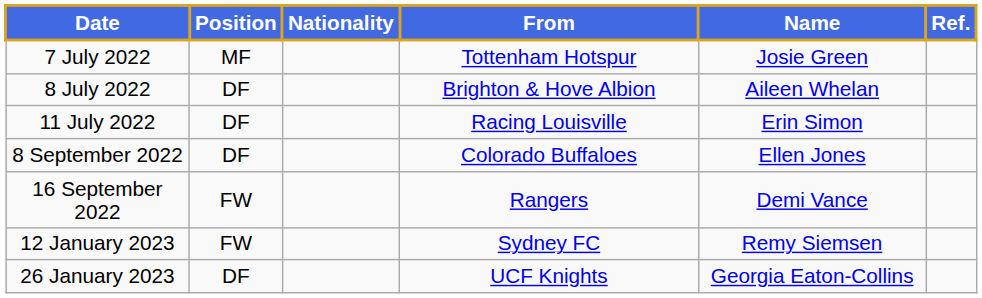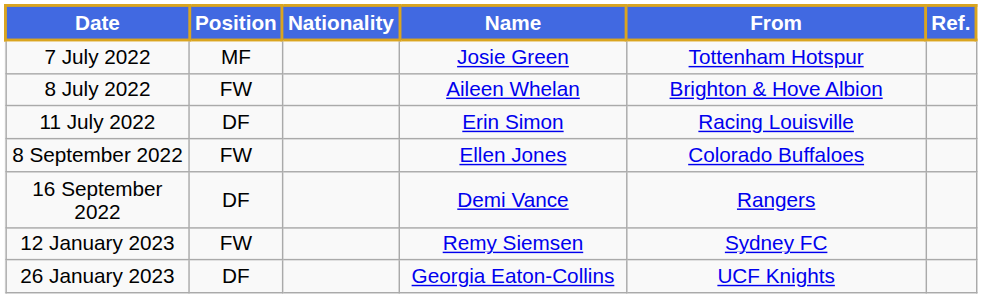columns swapped: (812, 23) <-> (549, 23)
(236, 90) DF -> (236, 90) FW
(236, 155) DF -> (236, 155) FW
(236, 200) FW -> (236, 200) DF
